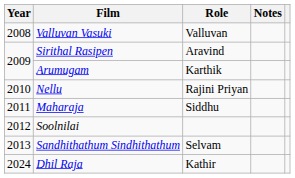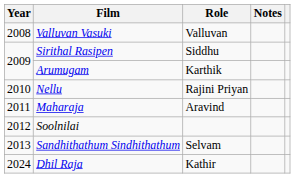(205, 51) Aravind -> (202, 51) Siddhu
(202, 107) Siddhu -> (205, 107) Aravind
